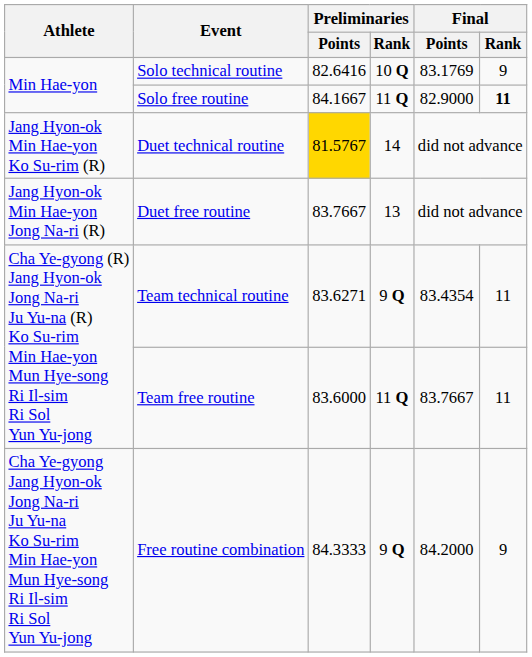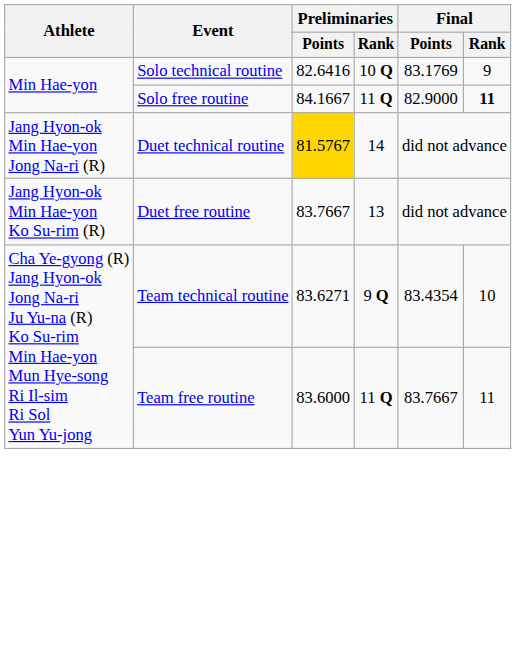(57, 145) Jang Hyon-ok Min Hae-yon Ko Su-rim (R) -> (57, 145) Jang Hyon-ok Min Hae-yon Jong Na-ri (R)
(57, 212) Jang Hyon-ok Min Hae-yon Jong Na-ri (R) -> (57, 212) Jang Hyon-ok Min Hae-yon Ko Su-rim (R)
(503, 296) 11 -> (487, 296) 10
- row: (221, 550)
